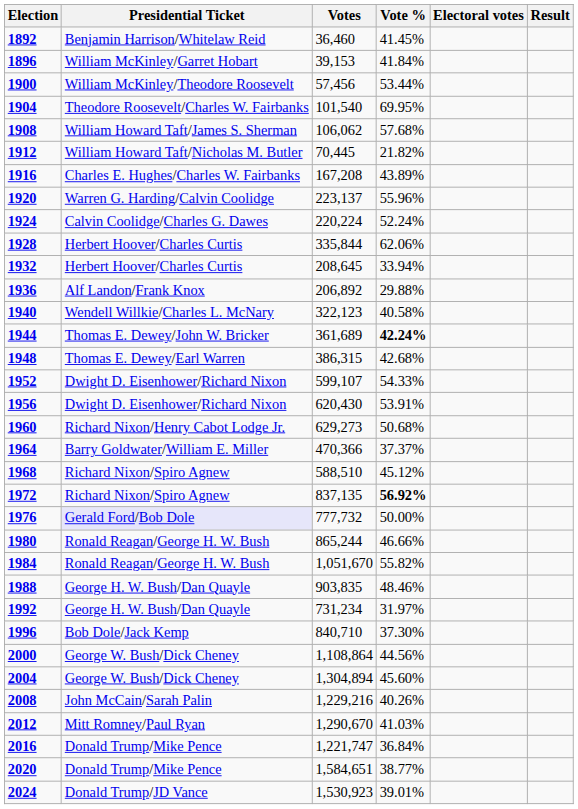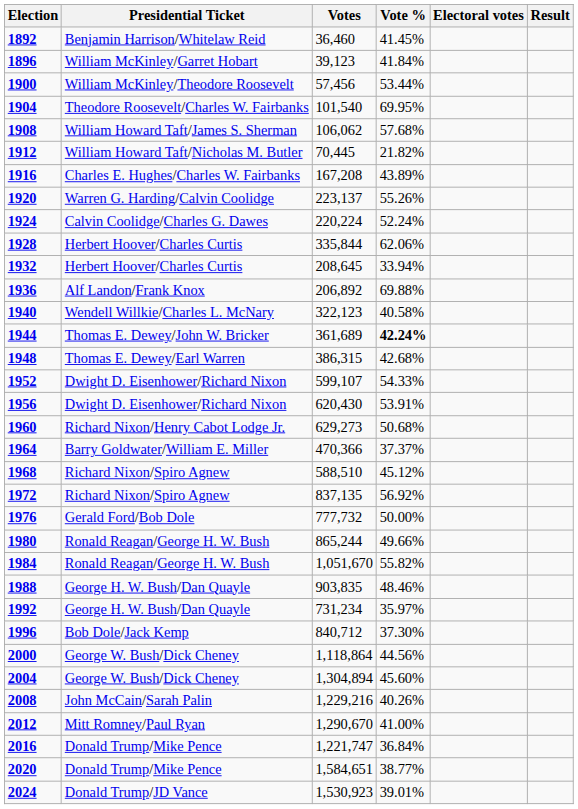(335, 61) 39,153 -> (335, 61) 39,123
(402, 198) 55.96% -> (402, 198) 55.26%
(402, 289) 29.88% -> (402, 289) 69.88%
(403, 495) bold -> (402, 495) normal
(130, 518) lavender background -> (130, 518) no background
(402, 541) 46.66% -> (402, 541) 49.66%
(402, 609) 31.97% -> (402, 609) 35.97%
(339, 632) 840,710 -> (339, 632) 840,712
(344, 655) 1,108,864 -> (344, 655) 1,118,864
(402, 723) 41.03% -> (402, 723) 41.00%
